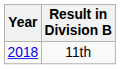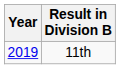(23, 52) 2018 -> (23, 52) 2019
